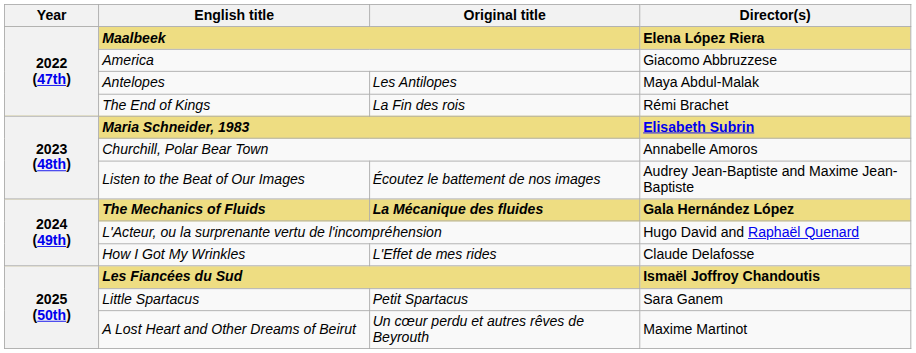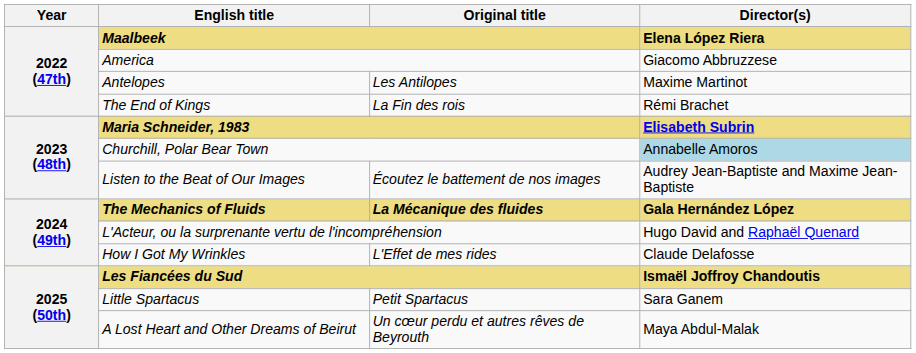(701, 82) Maya Abdul-Malak -> (695, 82) Maxime Martinot
(700, 149) no background -> (700, 149) lightblue background
(695, 329) Maxime Martinot -> (701, 329) Maya Abdul-Malak
